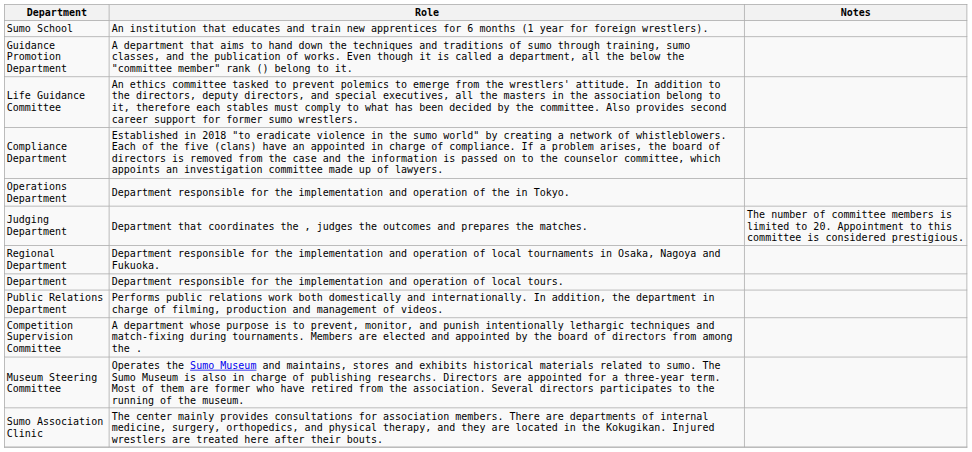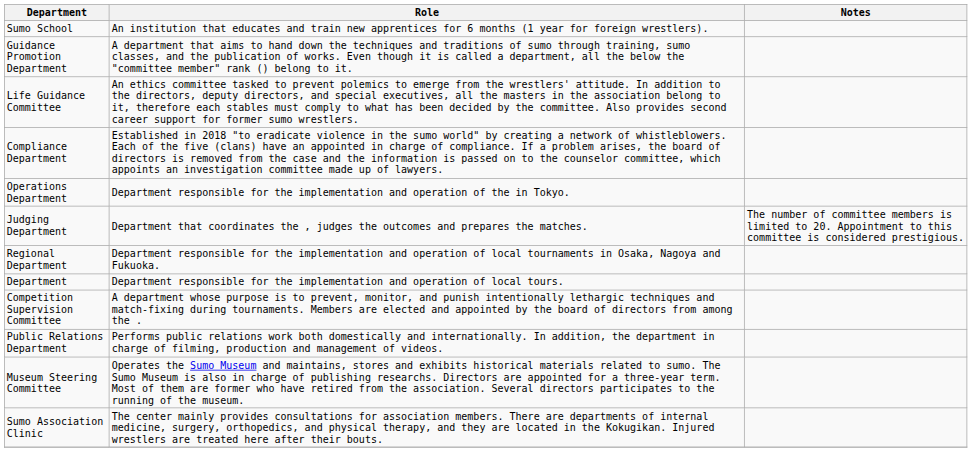rows swapped: (55, 304) <-> (40, 337)
